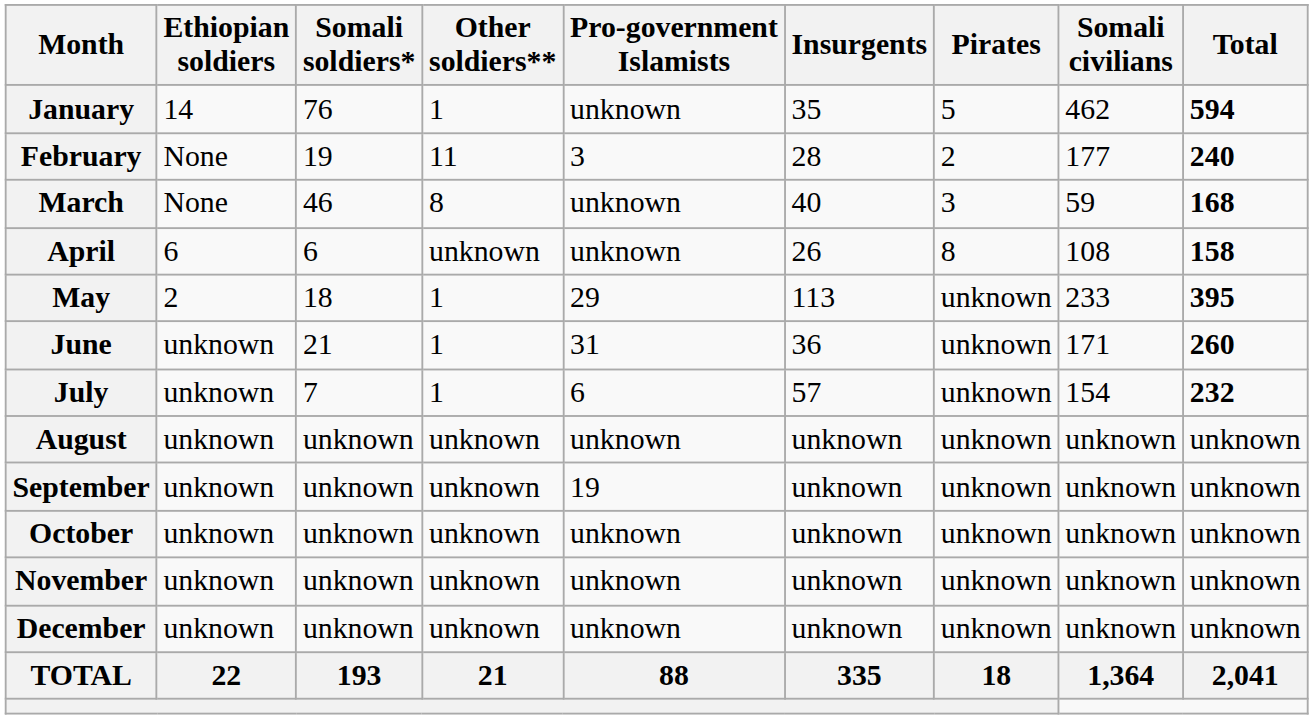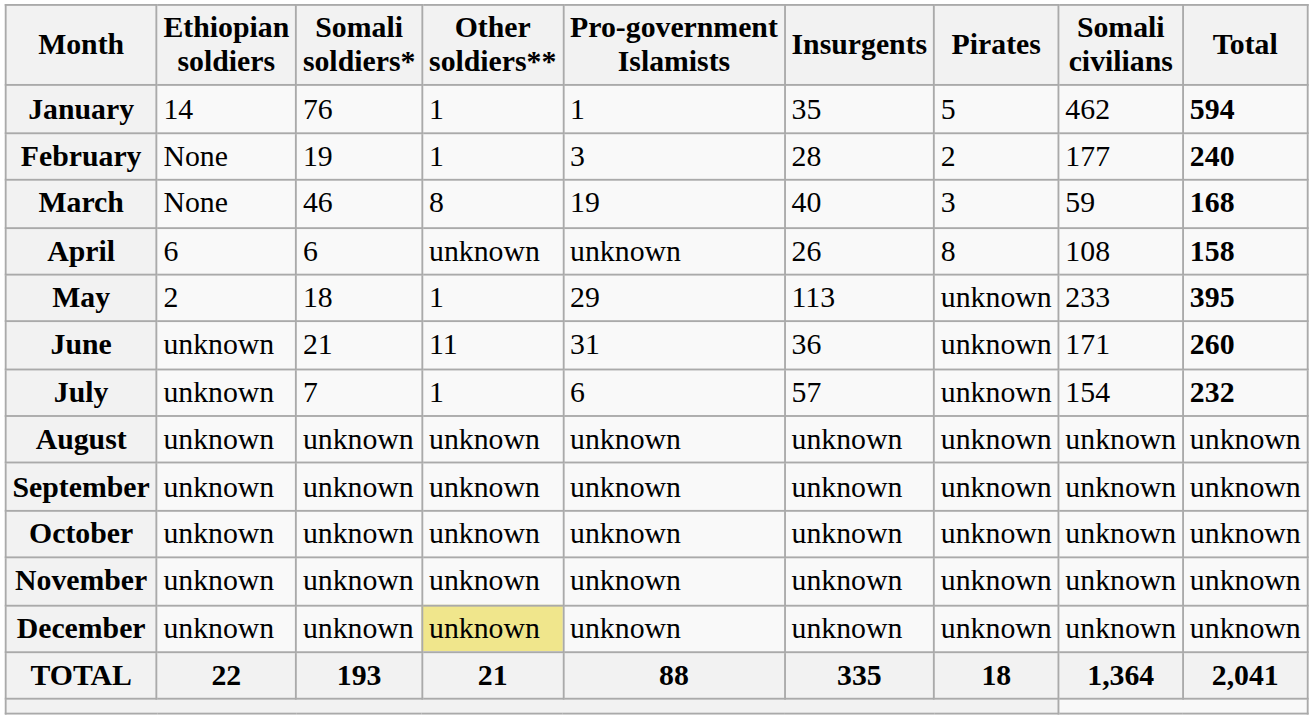(626, 108) unknown -> (578, 108) 1
(443, 155) 11 -> (437, 155) 1
(626, 203) unknown -> (585, 203) 19
(437, 344) 1 -> (443, 344) 11
(585, 486) 19 -> (626, 486) unknown
(484, 627) no background -> (484, 627) khaki background
